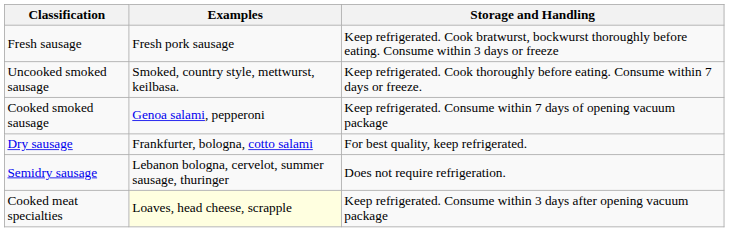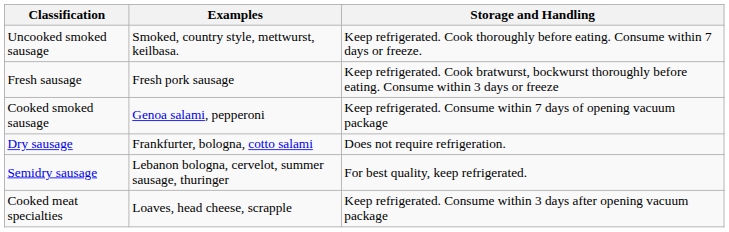rows swapped: (45, 43) <-> (57, 79)
(436, 144) For best quality, keep refrigerated. -> (425, 144) Does not require refrigeration.
(425, 172) Does not require refrigeration. -> (436, 172) For best quality, keep refrigerated.
(212, 208) lightyellow background -> (212, 208) no background
